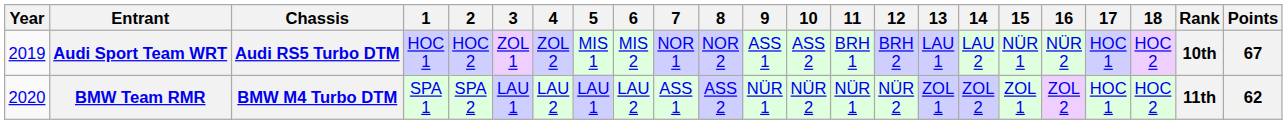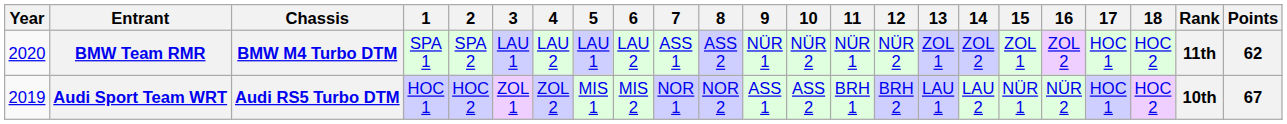rows swapped: (140, 53) <-> (140, 97)
